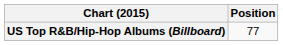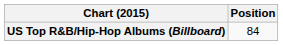(253, 31) 77 -> (253, 31) 84
